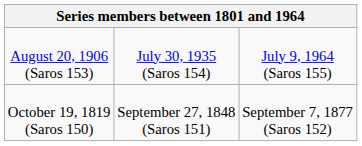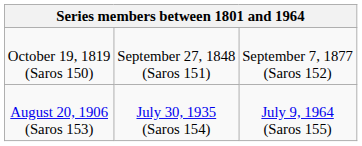rows swapped: (59, 120) <-> (59, 64)
